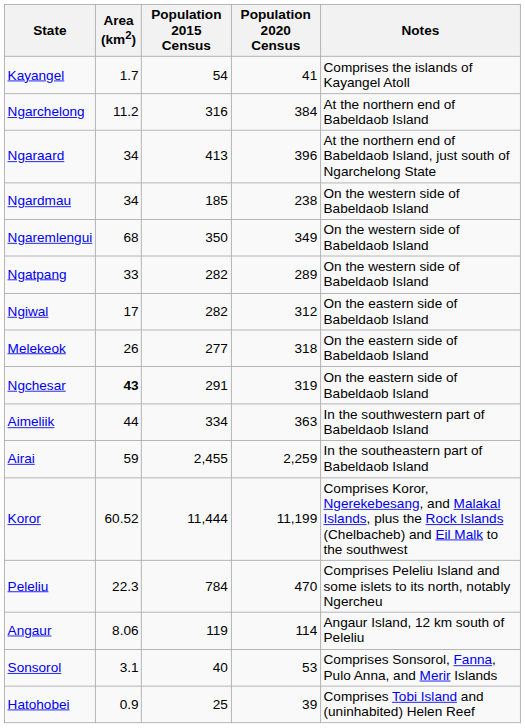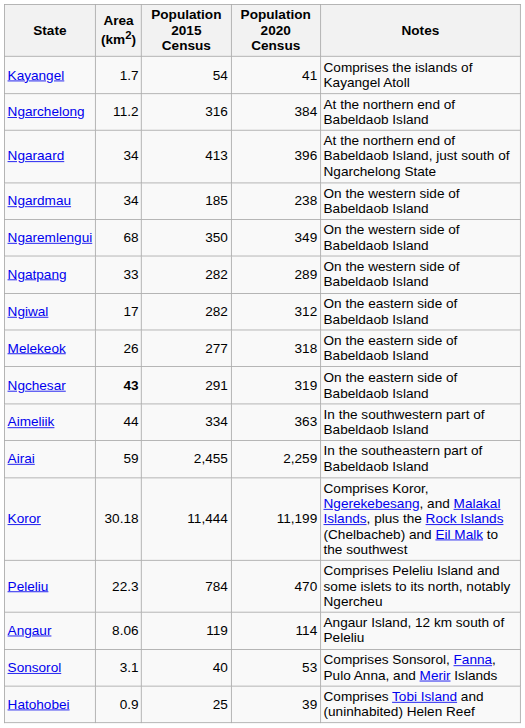(122, 518) 60.52 -> (122, 518) 30.18
